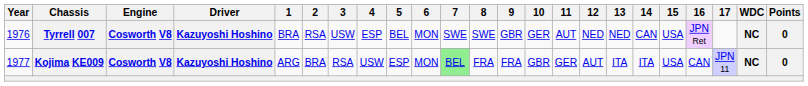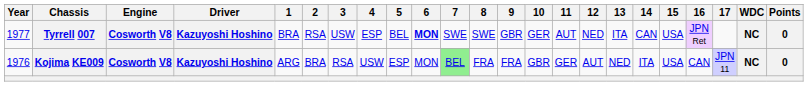(18, 34) 1976 -> (18, 34) 1977
(426, 34) normal -> (426, 34) bold
(620, 34) NED -> (620, 34) ITA
(18, 62) 1977 -> (18, 62) 1976
(620, 62) ITA -> (620, 62) NED
